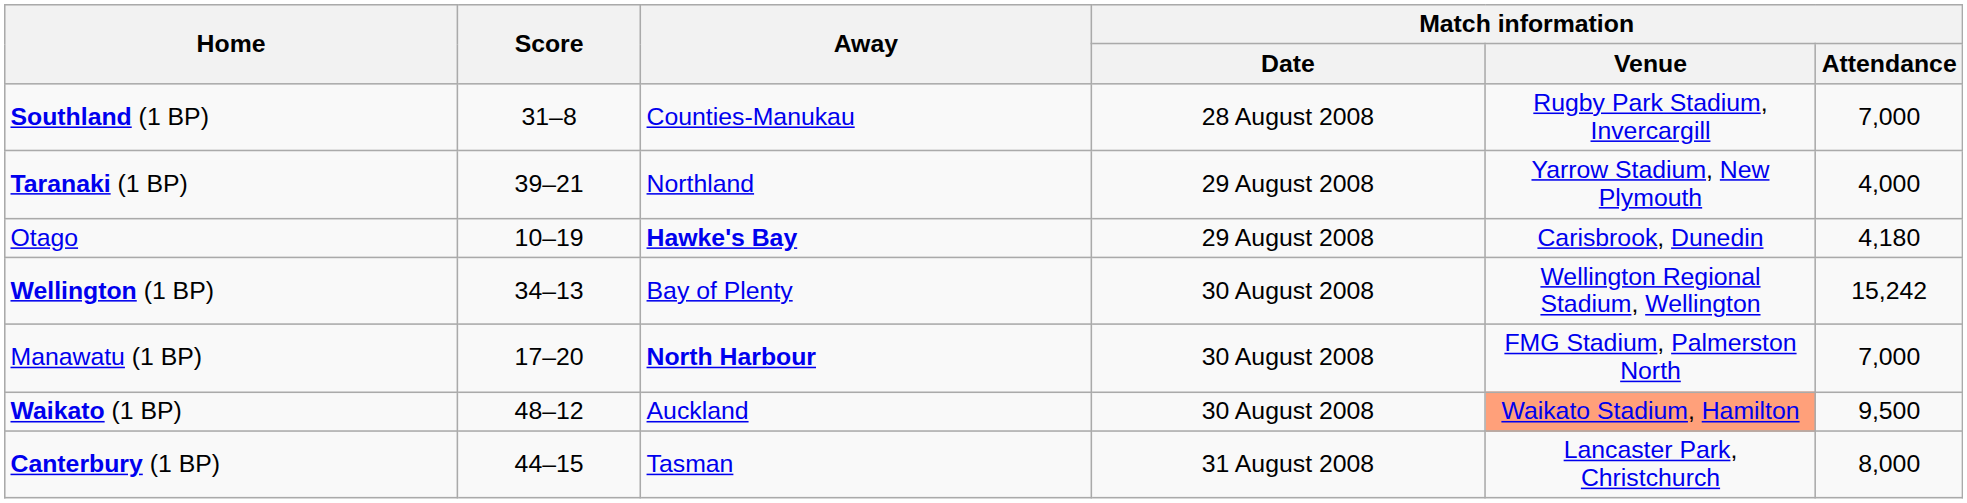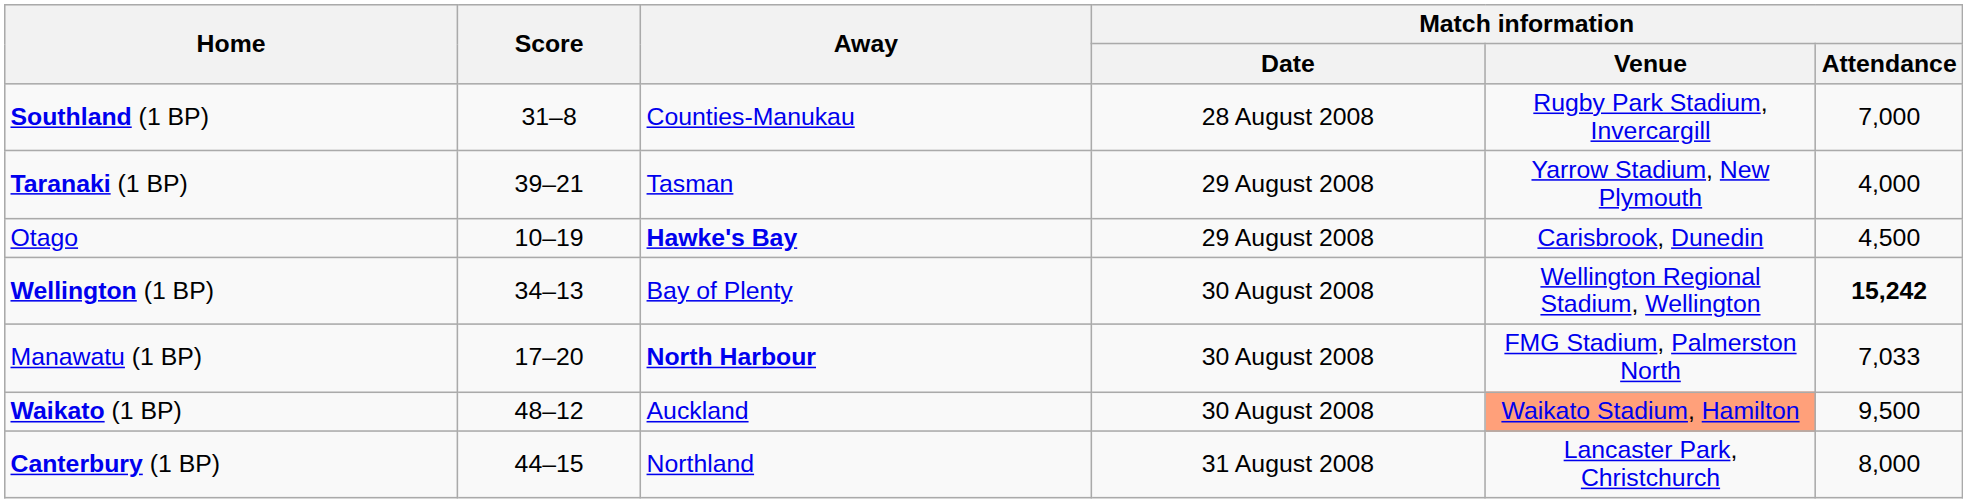(700, 184) Northland -> (690, 184) Tasman
(1889, 237) 4,180 -> (1889, 237) 4,500
(1889, 290) normal -> (1889, 290) bold
(1889, 357) 7,000 -> (1889, 357) 7,033
(690, 464) Tasman -> (700, 464) Northland
